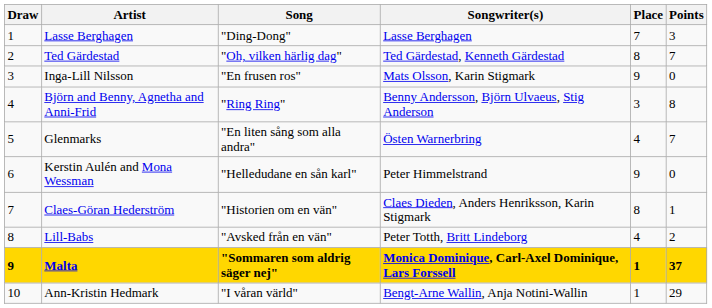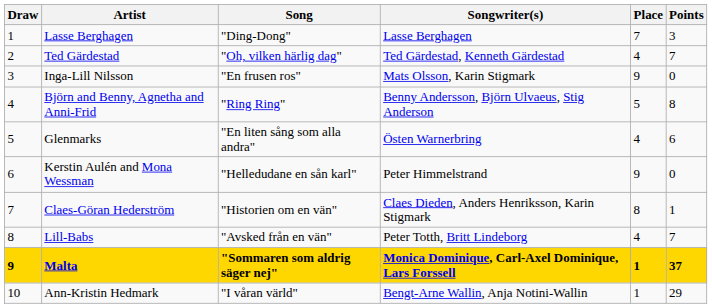(637, 55) 8 -> (637, 55) 4
(637, 104) 3 -> (637, 104) 5
(672, 139) 7 -> (672, 139) 6
(672, 237) 2 -> (672, 237) 7
